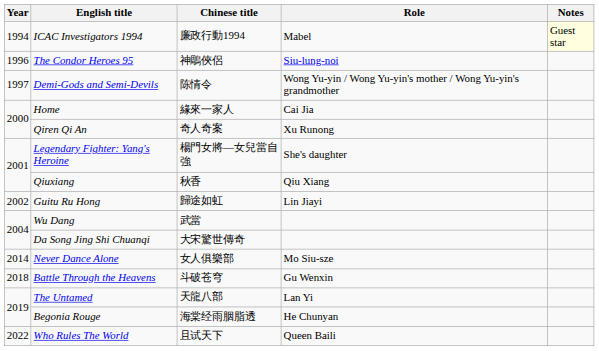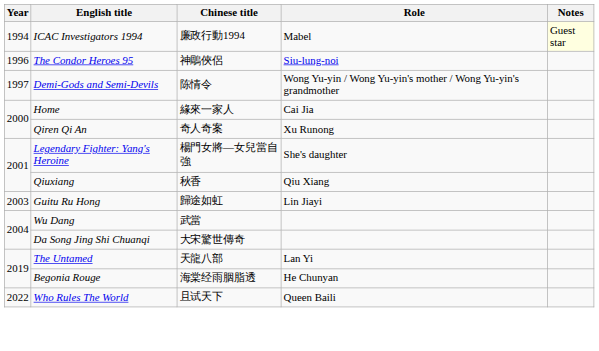(18, 201) 2002 -> (18, 201) 2003
- row: (76, 259)
- row: (95, 278)
